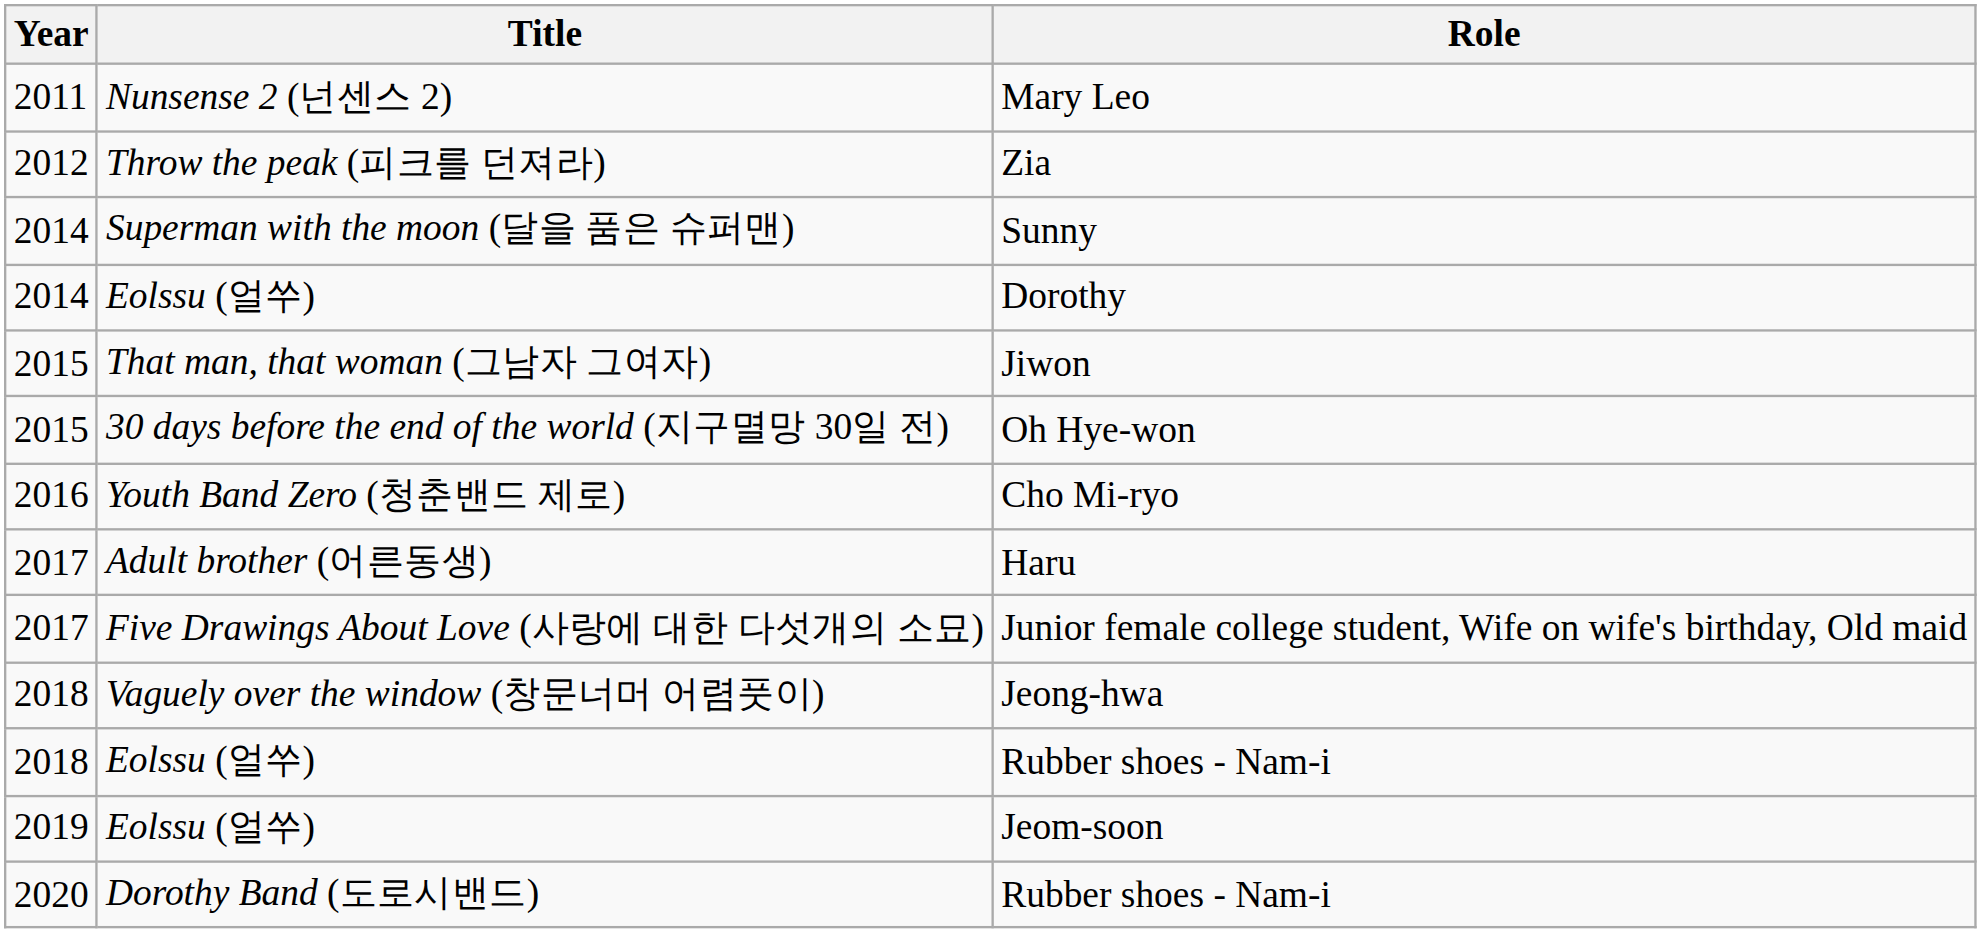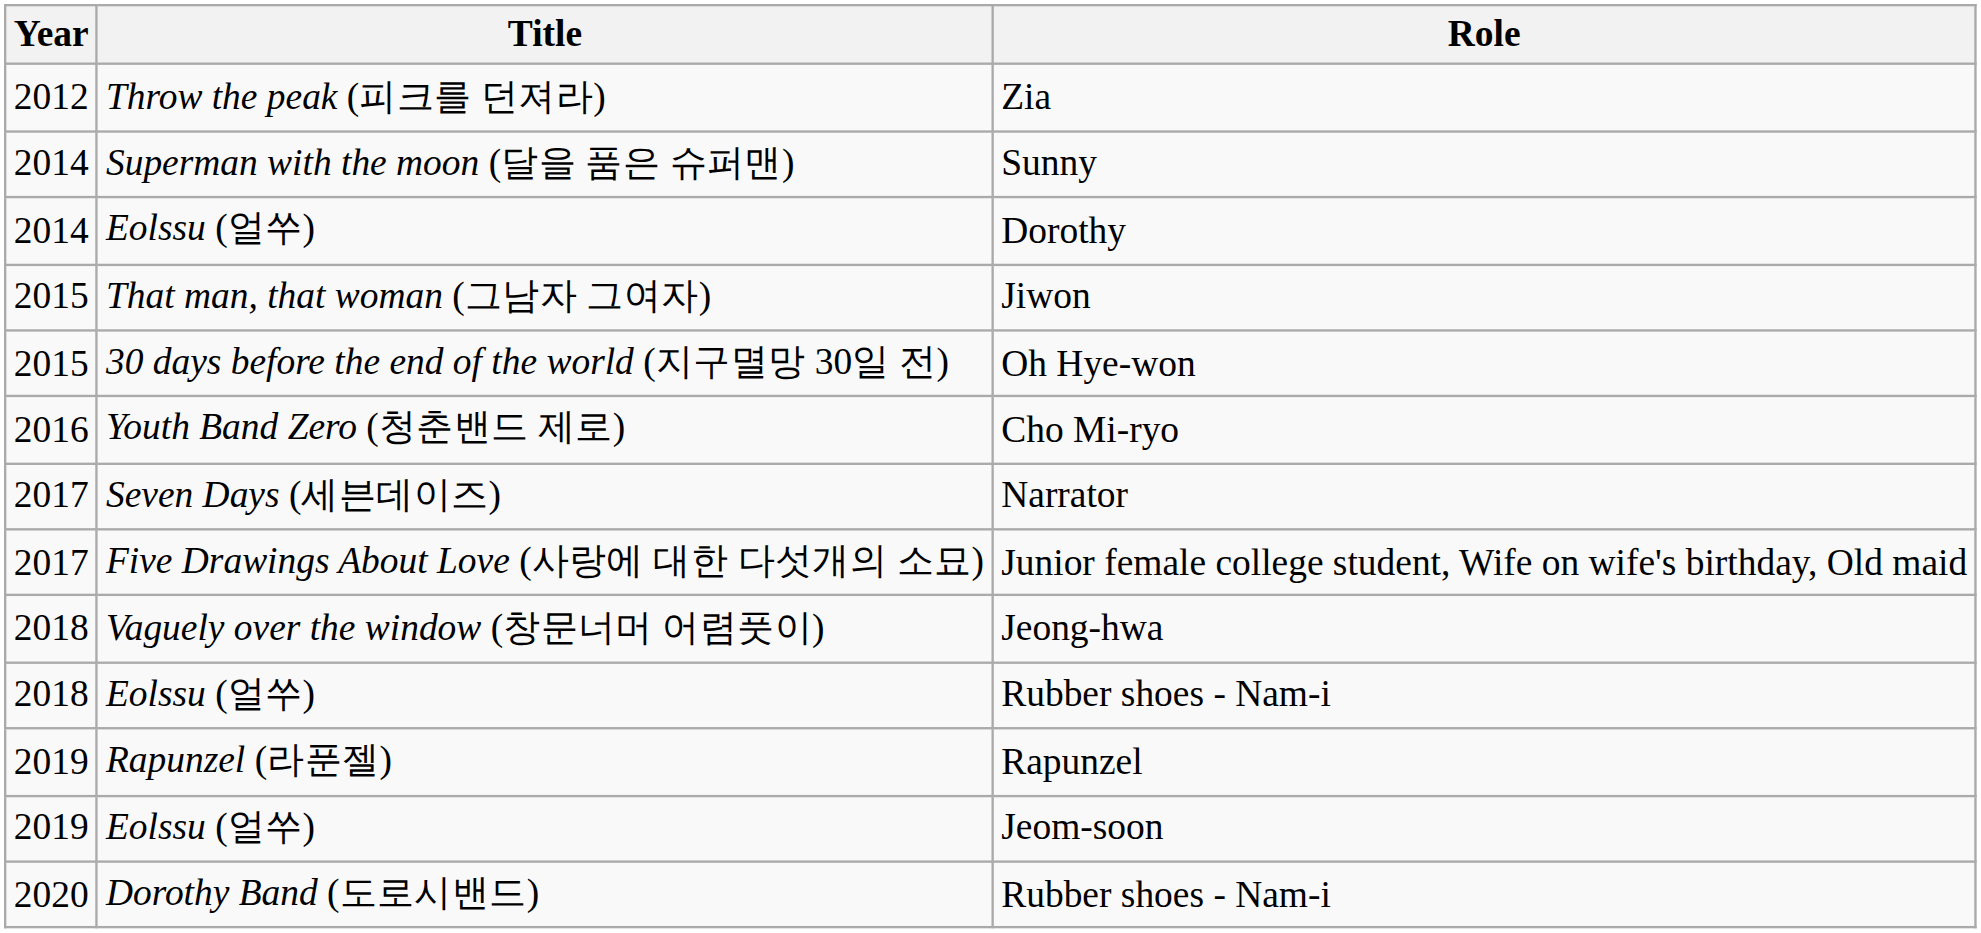- row: (51, 97)
+ row: (51, 495)
- row: (51, 561)
+ row: (51, 761)
